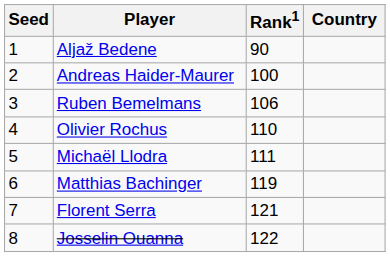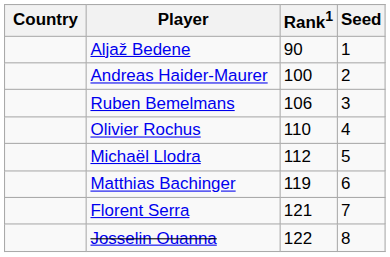columns swapped: (344, 20) <-> (29, 20)
(263, 157) 111 -> (297, 157) 112
